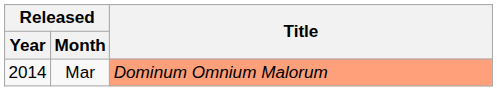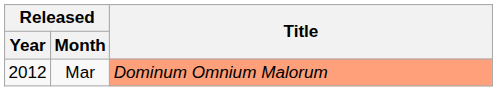(28, 72) 2014 -> (28, 72) 2012
